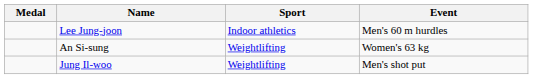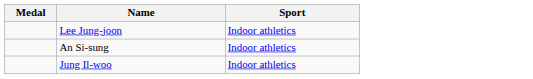- column: (443, 13)
(257, 47) Weightlifting -> (262, 47) Indoor athletics
(257, 64) Weightlifting -> (262, 64) Indoor athletics
